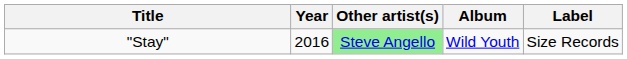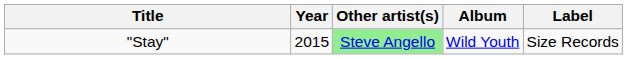(312, 41) 2016 -> (312, 41) 2015
